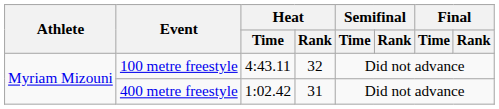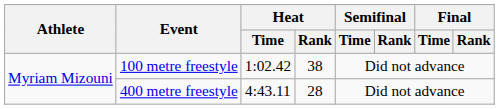(268, 66) 4:43.11 -> (268, 66) 1:02.42
(315, 66) 32 -> (315, 66) 38
(268, 91) 1:02.42 -> (268, 91) 4:43.11
(315, 91) 31 -> (315, 91) 28
